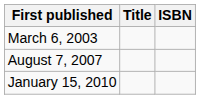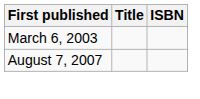- row: (62, 82)
